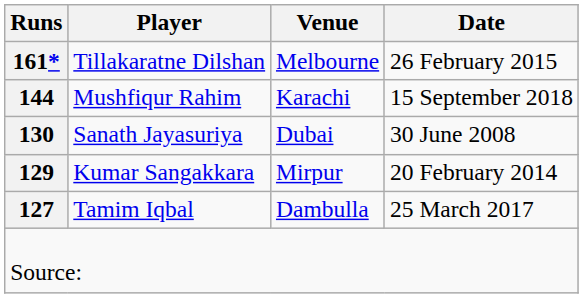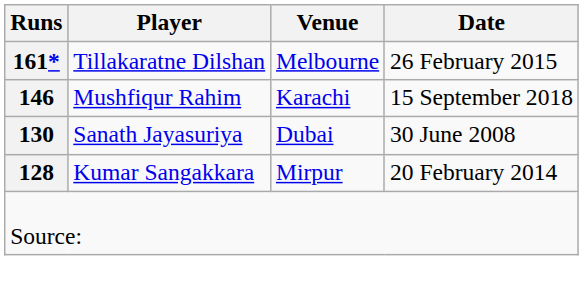(36, 97) 144 -> (36, 97) 146
(36, 172) 129 -> (36, 172) 128
- row: (134, 209)
